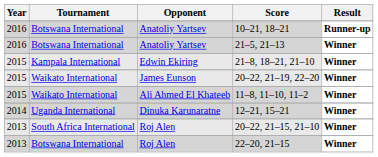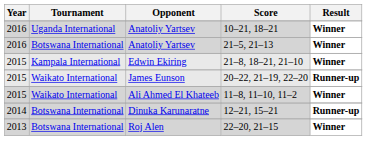(77, 29) Botswana International -> (73, 29) Uganda International
(347, 29) Runner-up -> (329, 29) Winner
(340, 78) Winner -> (336, 78) Runner-up
(73, 111) Uganda International -> (77, 111) Botswana International
(340, 111) Winner -> (336, 111) Runner-up
- row: (277, 127)
